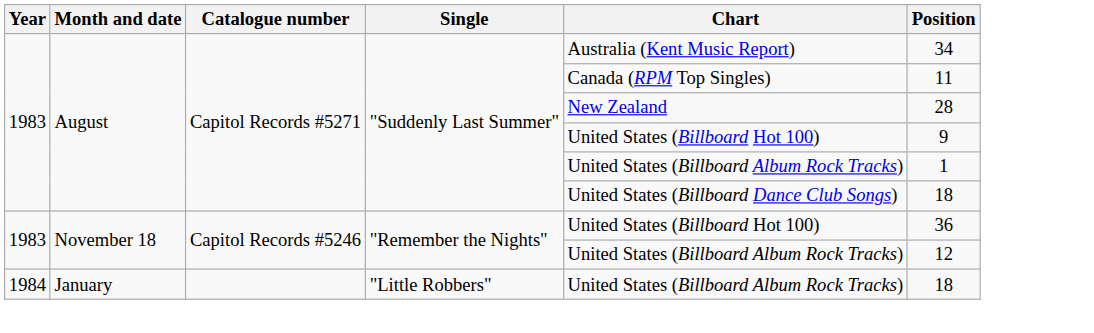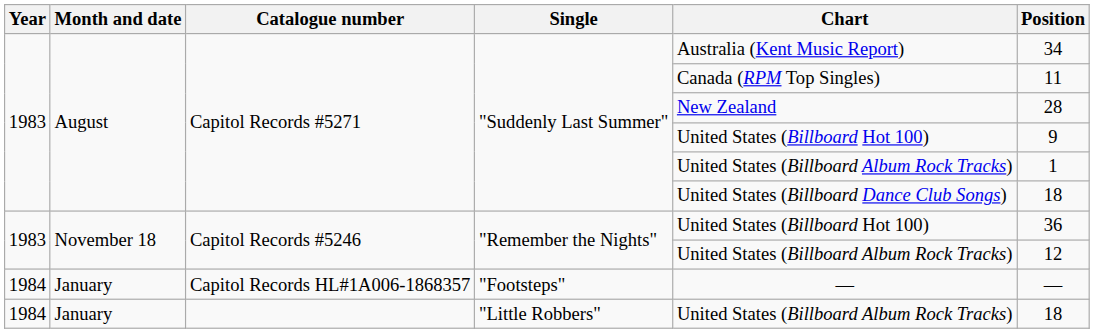+ row: (330, 284)
